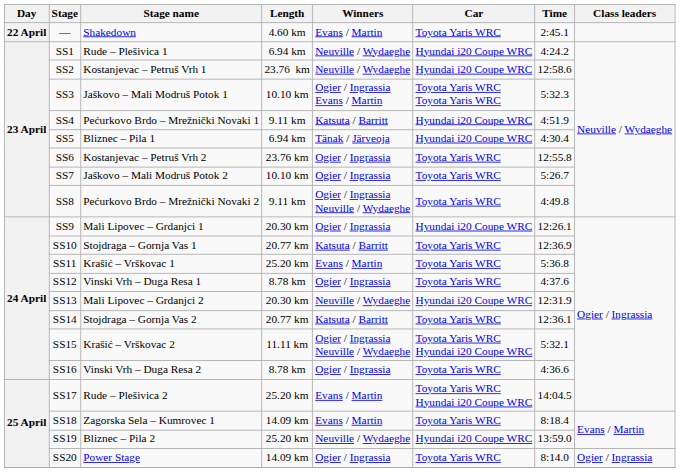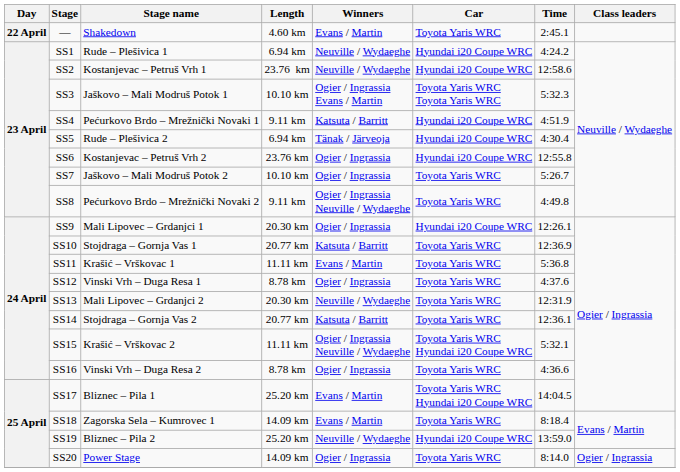(119, 138) Bliznec – Pila 1 -> (125, 138) Rude – Plešivica 2
(458, 157) Toyota Yaris WRC -> (474, 157) Hyundai i20 Coupe WRC
(287, 263) 25.20 km -> (287, 263) 11.11 km
(474, 300) Hyundai i20 Coupe WRC -> (458, 300) Toyota Yaris WRC
(125, 395) Rude – Plešivica 2 -> (119, 395) Bliznec – Pila 1
